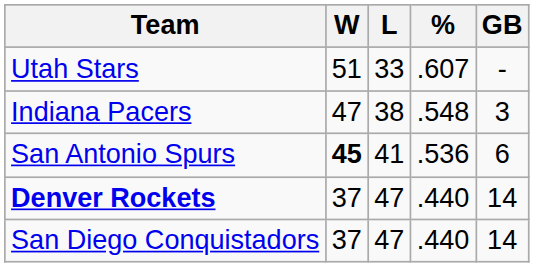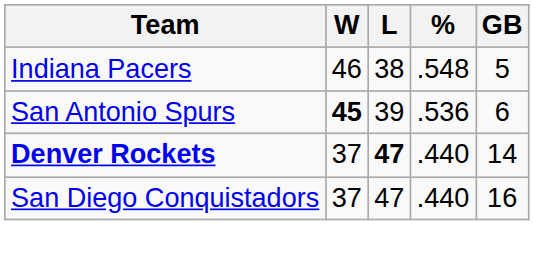- row: (75, 68)
(347, 111) 47 -> (347, 68) 46
(502, 111) 3 -> (502, 68) 5
(389, 154) 41 -> (389, 111) 39
(389, 197) normal -> (389, 154) bold
(502, 240) 14 -> (502, 197) 16
